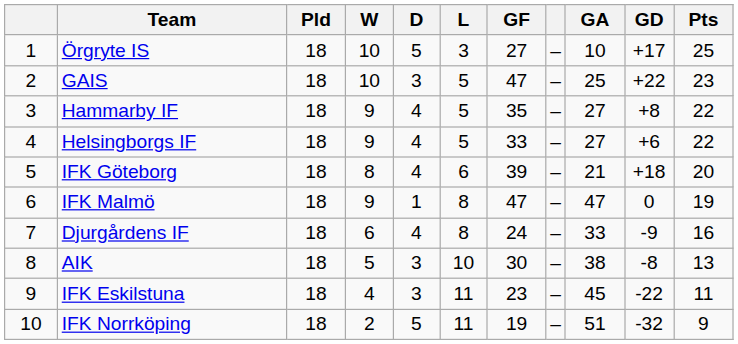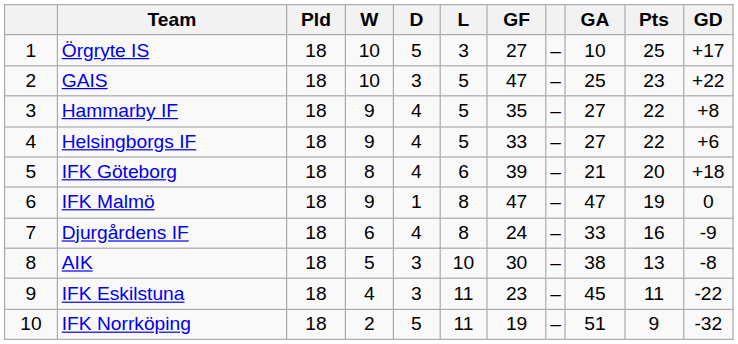columns swapped: (649, 19) <-> (703, 19)
